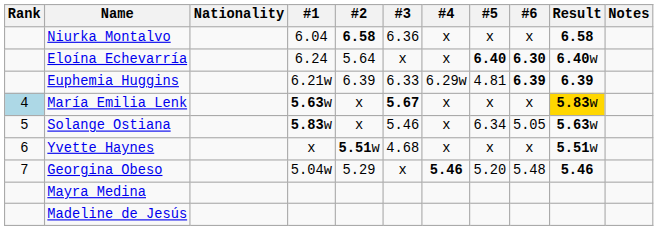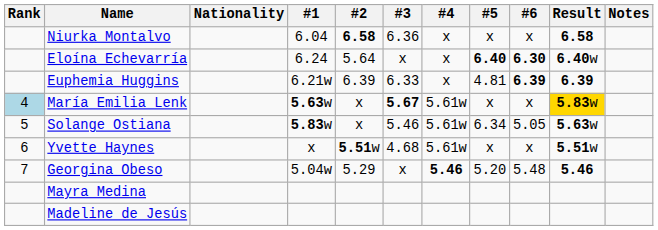(446, 82) 6.29w -> (446, 82) x
(446, 104) x -> (446, 104) 5.61w
(446, 127) x -> (446, 127) 5.61w
(446, 149) x -> (446, 149) 5.61w
